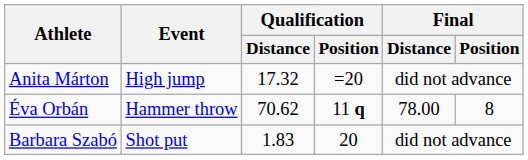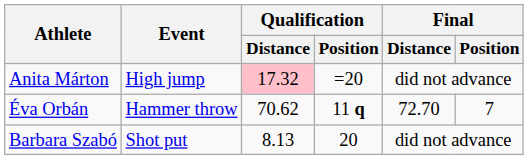(278, 79) no background -> (278, 79) pink background
(419, 109) 78.00 -> (419, 109) 72.70
(489, 109) 8 -> (489, 109) 7
(278, 140) 1.83 -> (278, 140) 8.13
